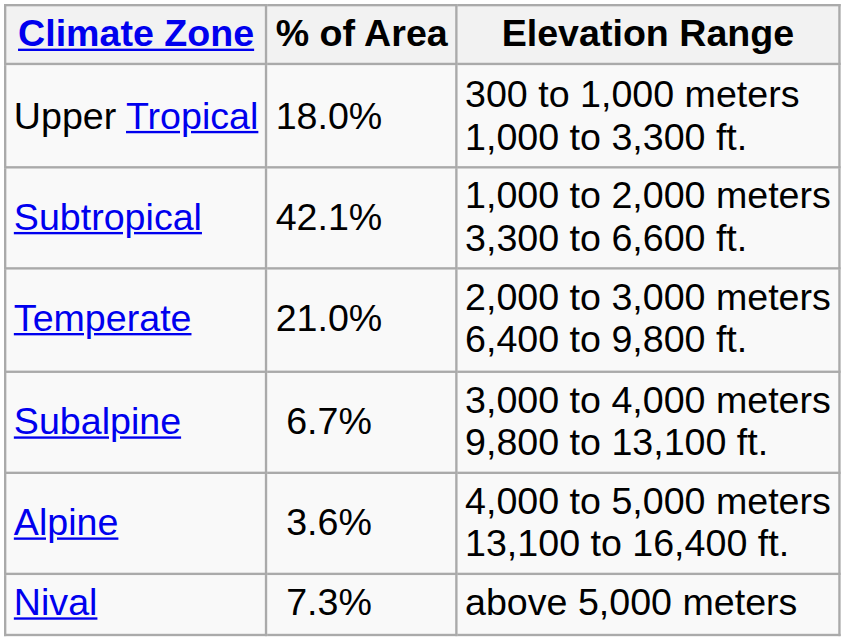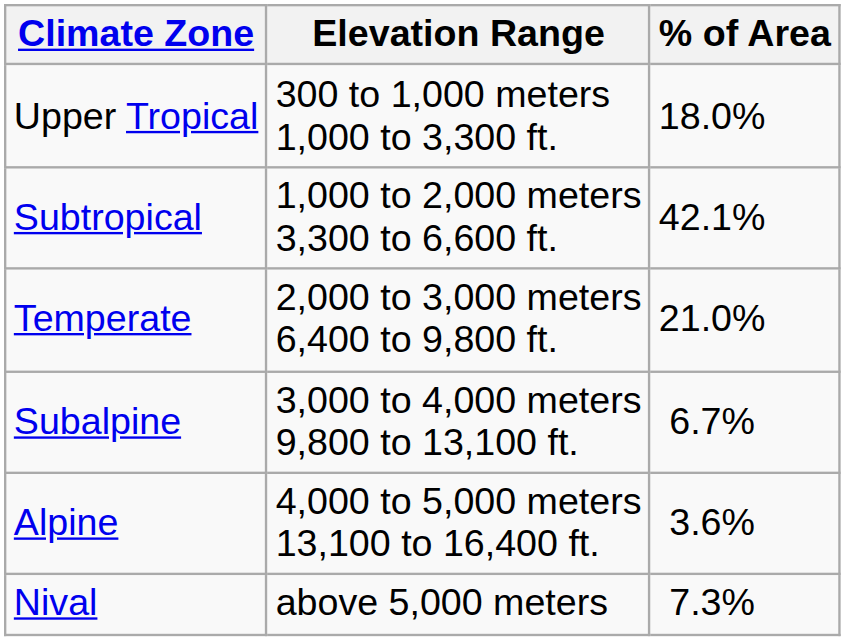columns swapped: (648, 34) <-> (362, 34)
